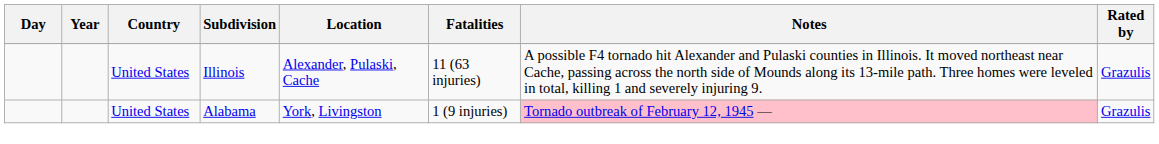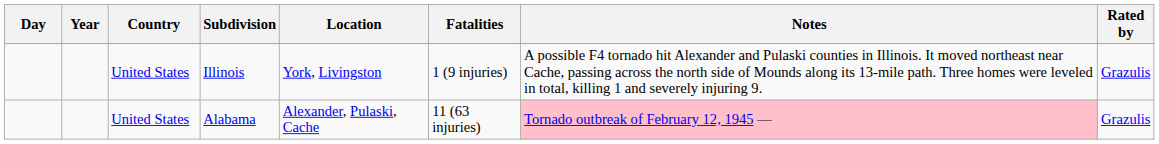(340, 71) Alexander, Pulaski, Cache -> (332, 71) York, Livingston
(456, 71) 11 (63 injuries) -> (470, 71) 1 (9 injuries)
(332, 111) York, Livingston -> (340, 119) Alexander, Pulaski, Cache
(470, 111) 1 (9 injuries) -> (456, 119) 11 (63 injuries)
